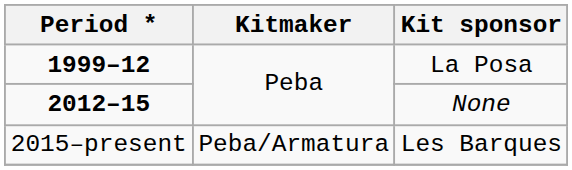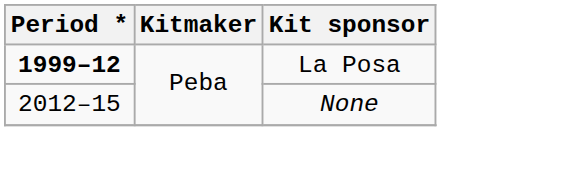(99, 105) bold -> (69, 105) normal
- row: (481, 144)
